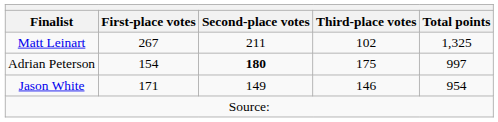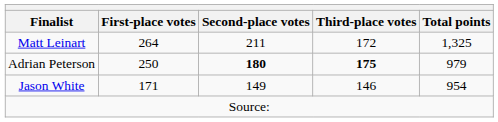(148, 42) 267 -> (148, 42) 264
(366, 42) 102 -> (366, 42) 172
(148, 63) 154 -> (148, 63) 250
(366, 63) normal -> (366, 63) bold
(457, 63) 997 -> (457, 63) 979
